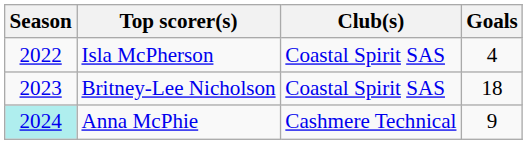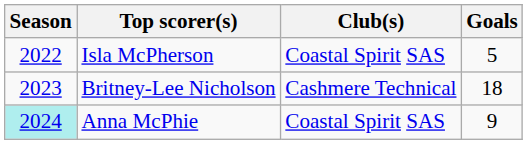(492, 54) 4 -> (492, 54) 5
(365, 88) Coastal Spirit SAS -> (371, 88) Cashmere Technical
(371, 121) Cashmere Technical -> (365, 121) Coastal Spirit SAS
